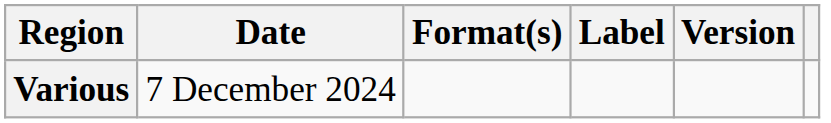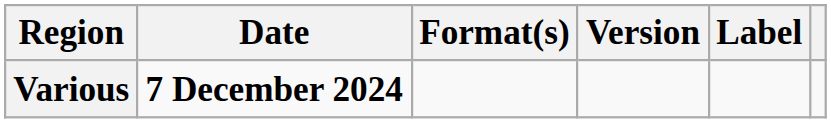columns swapped: (738, 32) <-> (622, 32)
(271, 88) normal -> (274, 88) bold
